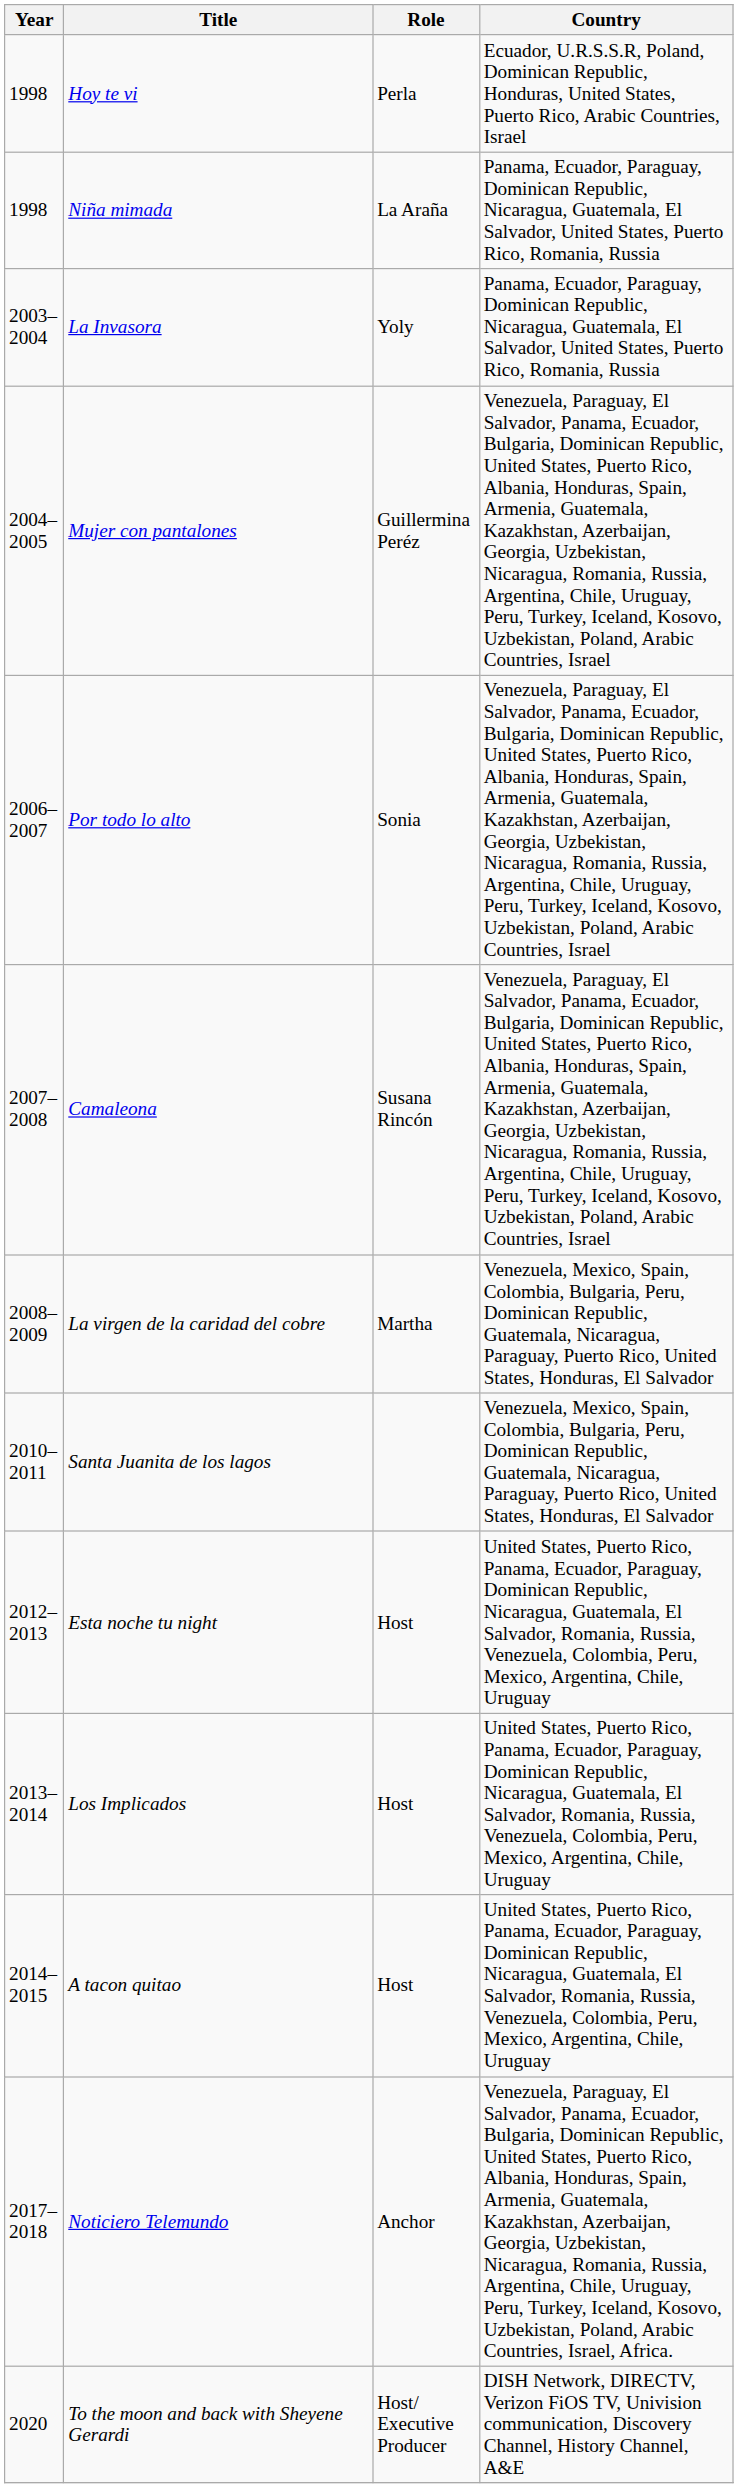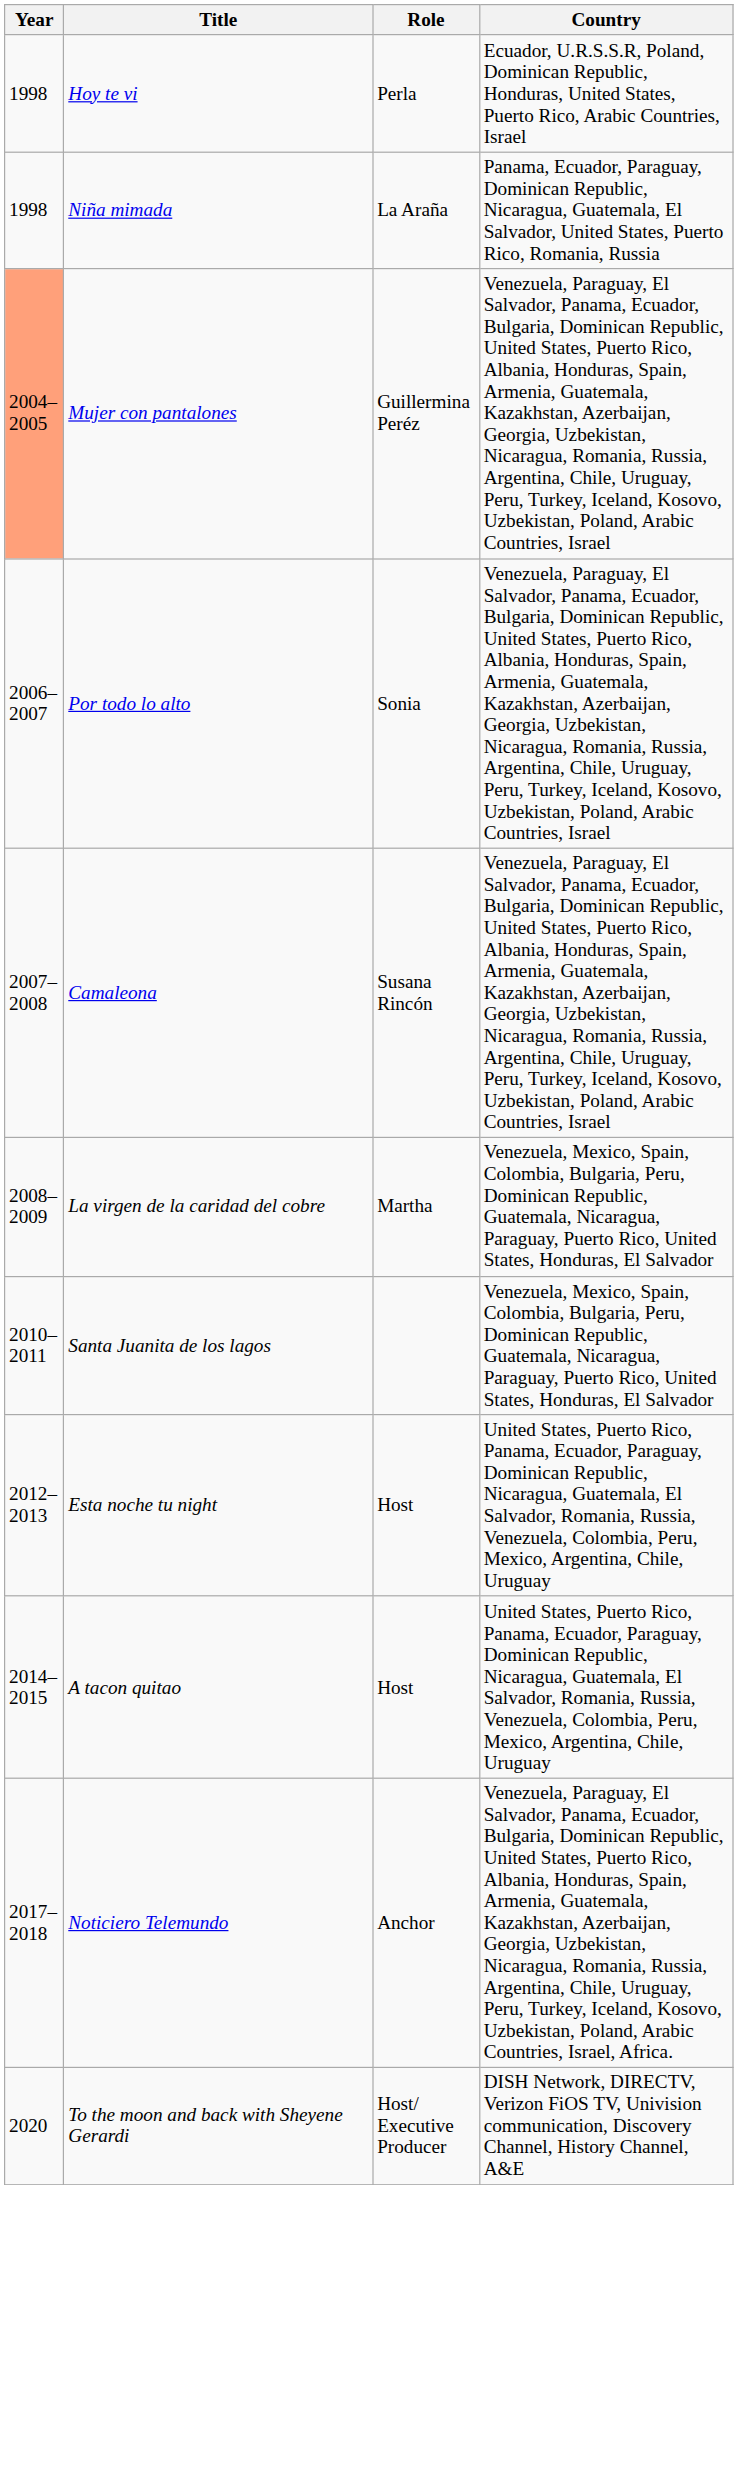- row: (115, 327)
(33, 530) no background -> (33, 413) lightsalmon background
- row: (127, 1803)
